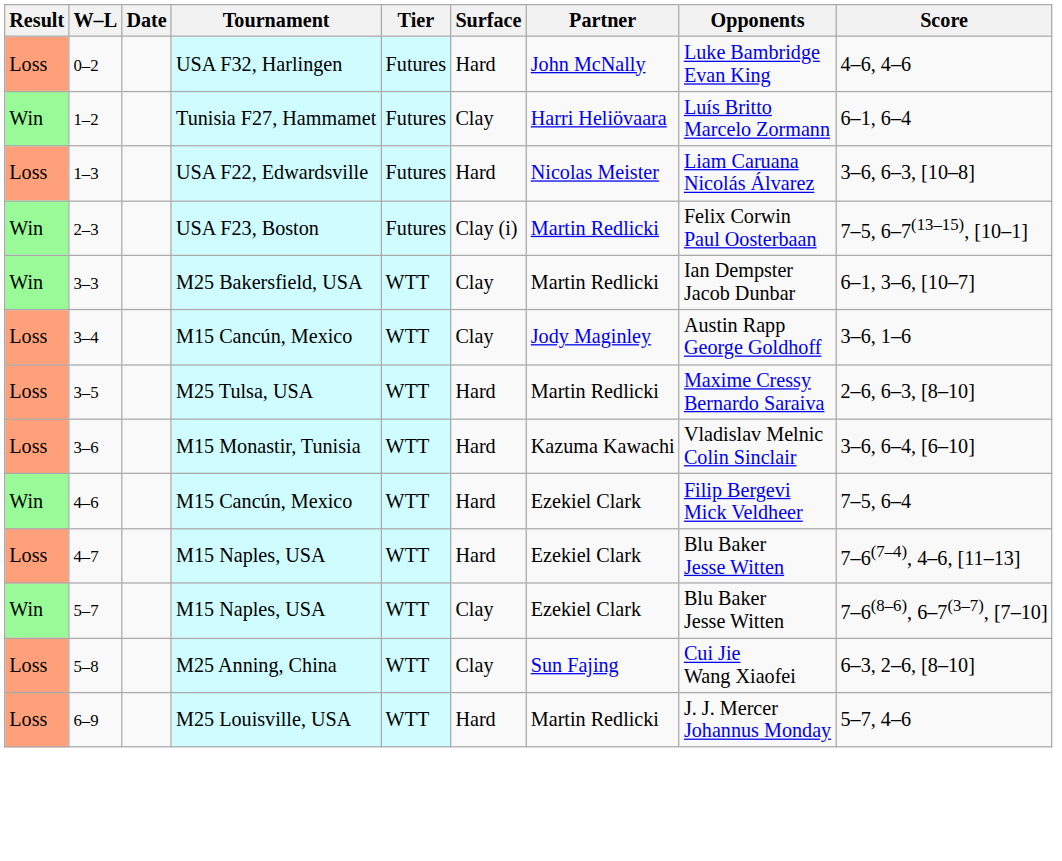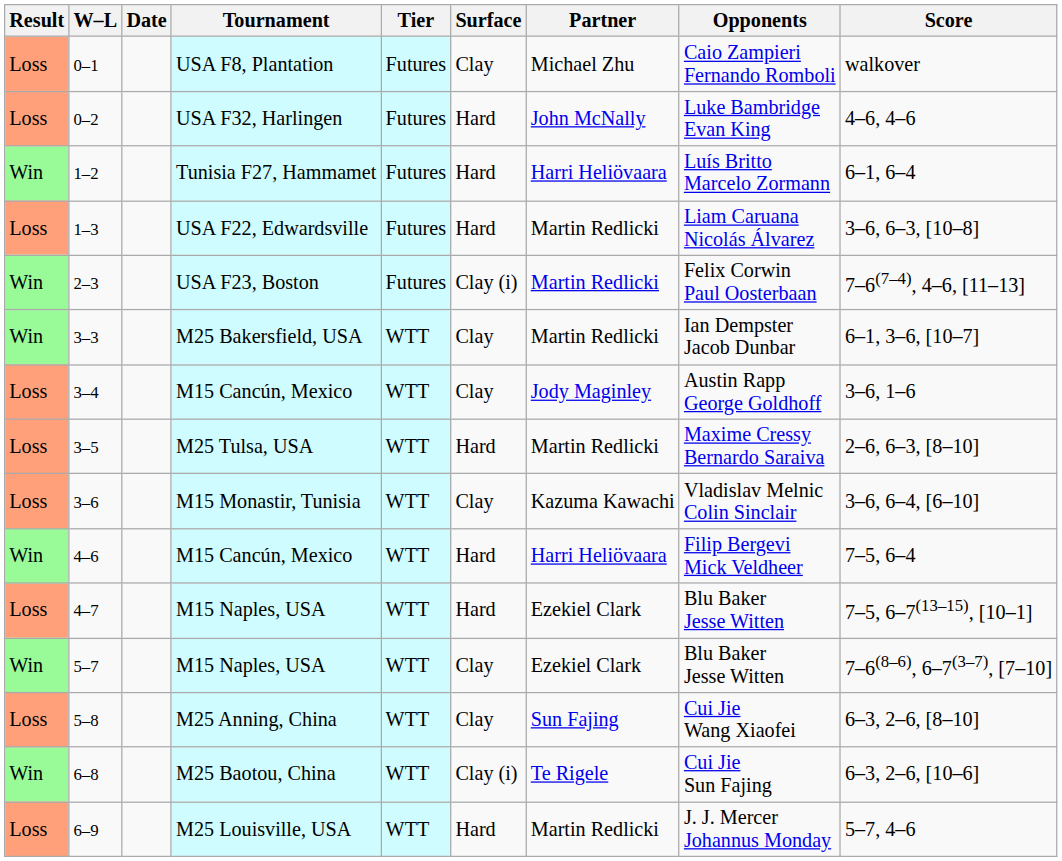+ row: (86, 65)
(474, 118) Clay -> (476, 173) Hard
(595, 173) Nicolas Meister -> (595, 227) Martin Redlicki
(934, 227) 7–5, 6–7(13–15), [10–1] -> (935, 282) 7–6(7–4), 4–6, [11–13]
(476, 446) Hard -> (474, 501) Clay
(586, 501) Ezekiel Clark -> (599, 555) Harri Heliövaara
(931, 555) 7–6(7–4), 4–6, [11–13] -> (939, 610) 7–5, 6–7(13–15), [10–1]
+ row: (86, 775)
